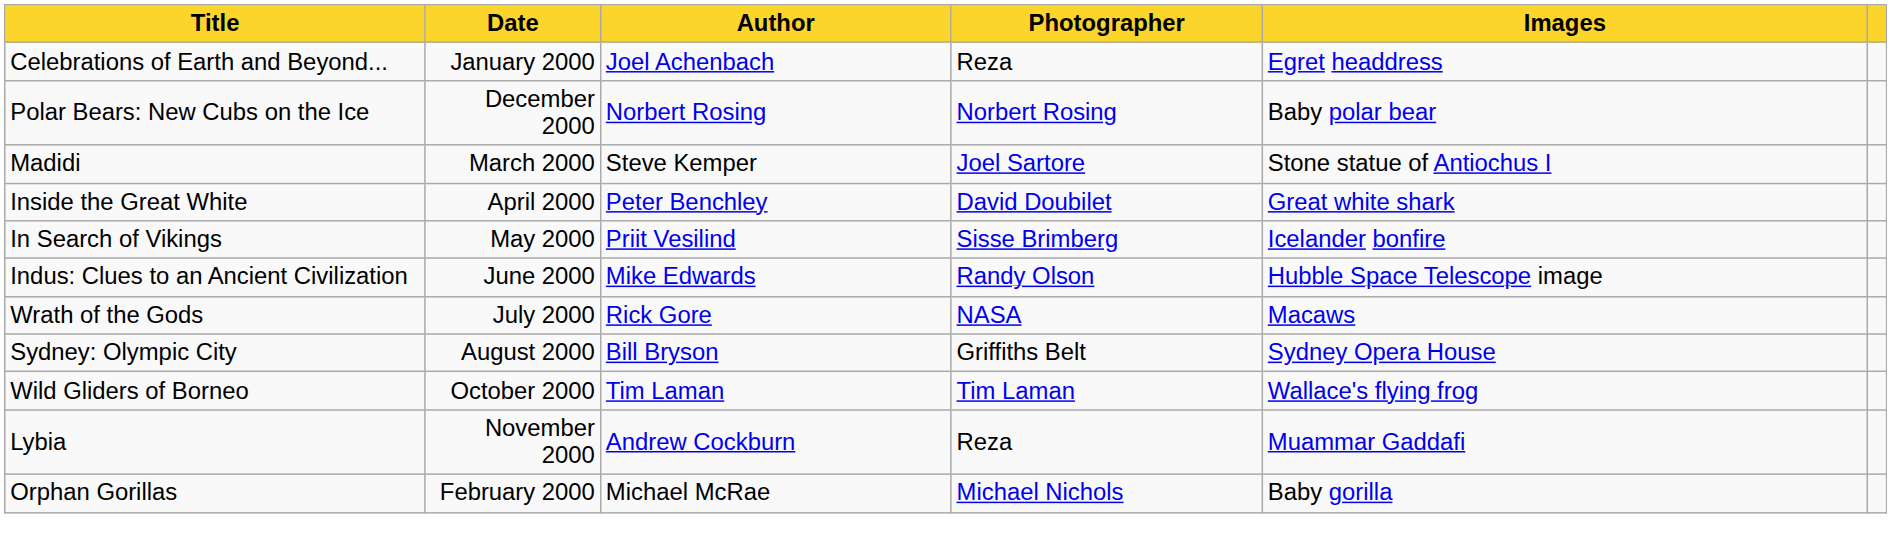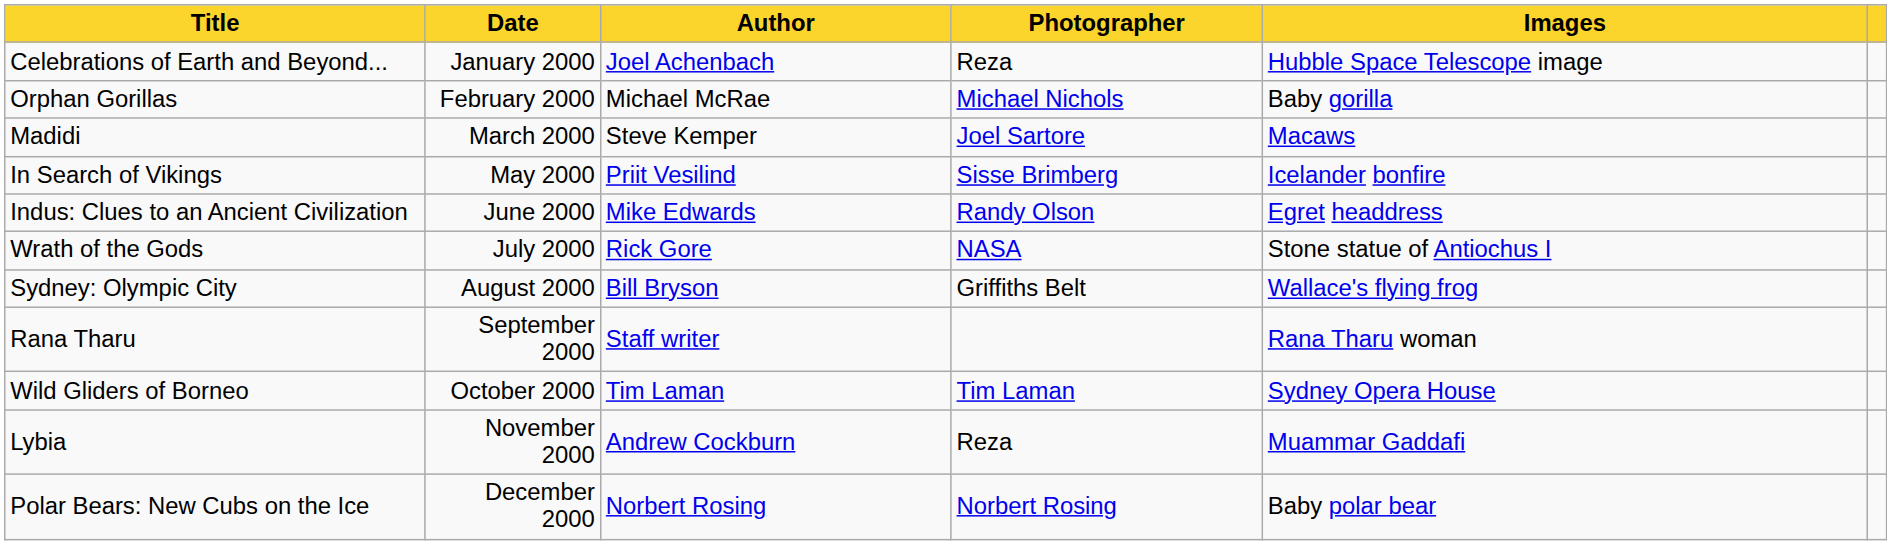(1355, 61) Egret headdress -> (1435, 61) Hubble Space Telescope image
rows swapped: (94, 492) <-> (190, 112)
(1410, 163) Stone statue of Antiochus I -> (1312, 136) Macaws
- row: (129, 201)
(1435, 277) Hubble Space Telescope image -> (1355, 212) Egret headdress
(1312, 314) Macaws -> (1410, 250) Stone statue of Antiochus I
(1382, 352) Sydney Opera House -> (1373, 288) Wallace's flying frog
+ row: (73, 339)
(1373, 390) Wallace's flying frog -> (1382, 390) Sydney Opera House
